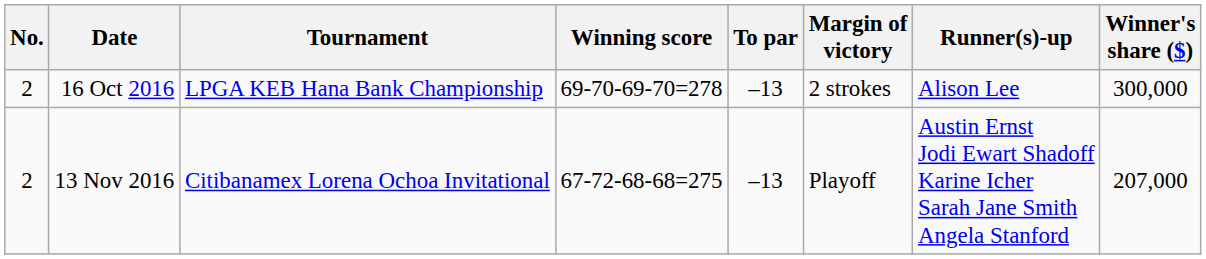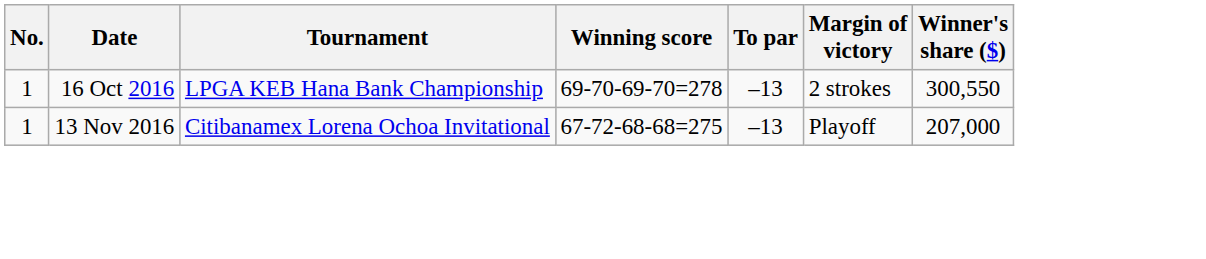- column: (1006, 37)
(27, 88) 2 -> (27, 88) 1
(1150, 88) 300,000 -> (963, 88) 300,550
(27, 180) 2 -> (27, 126) 1
